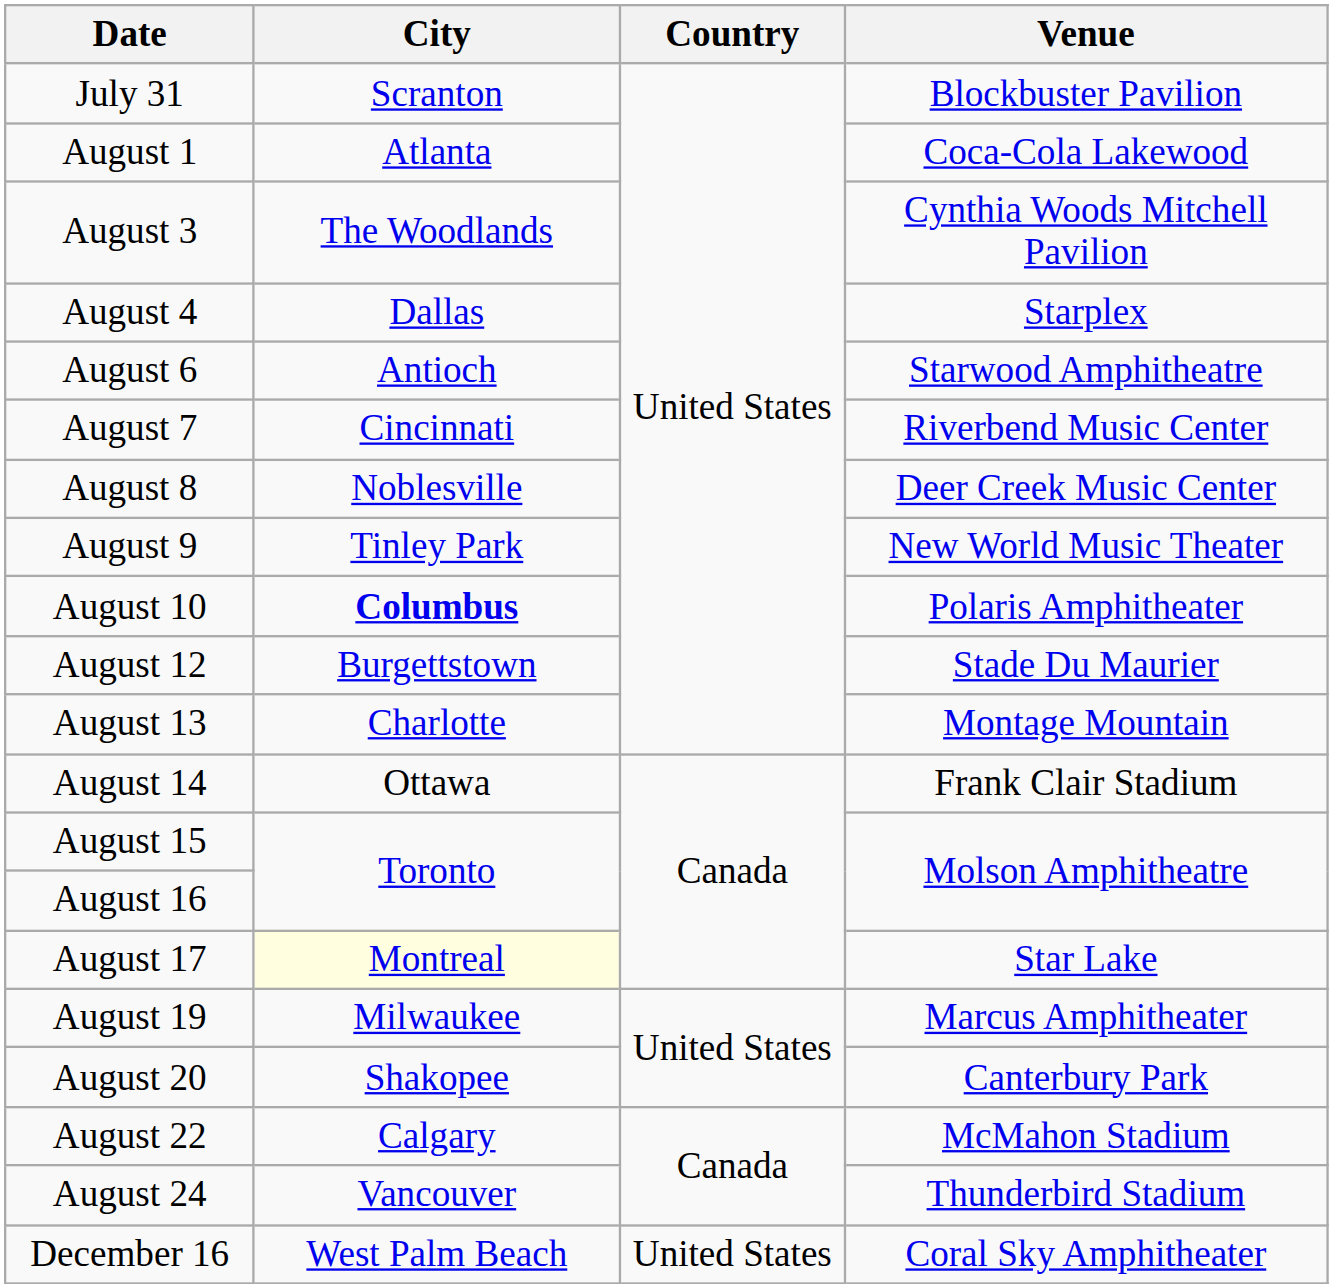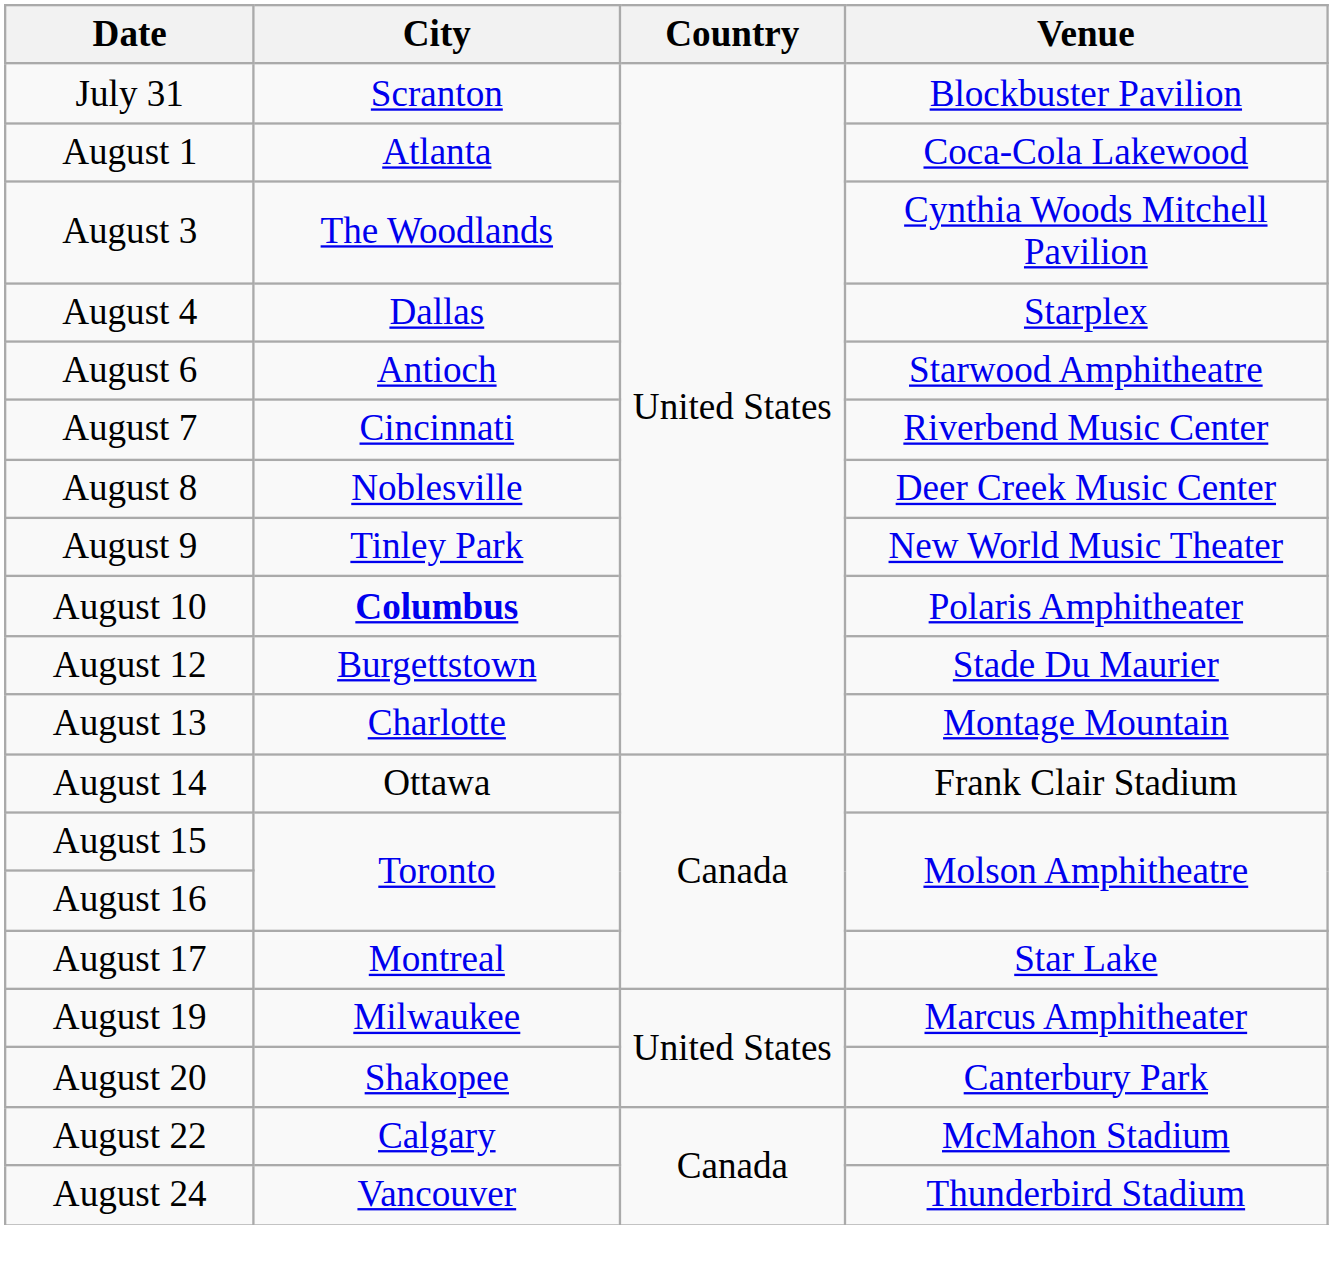(437, 958) lightyellow background -> (437, 958) no background
- row: (130, 1253)
